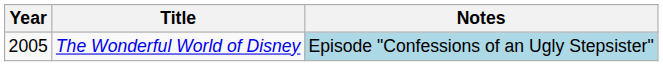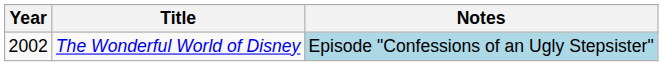(28, 46) 2005 -> (28, 46) 2002
